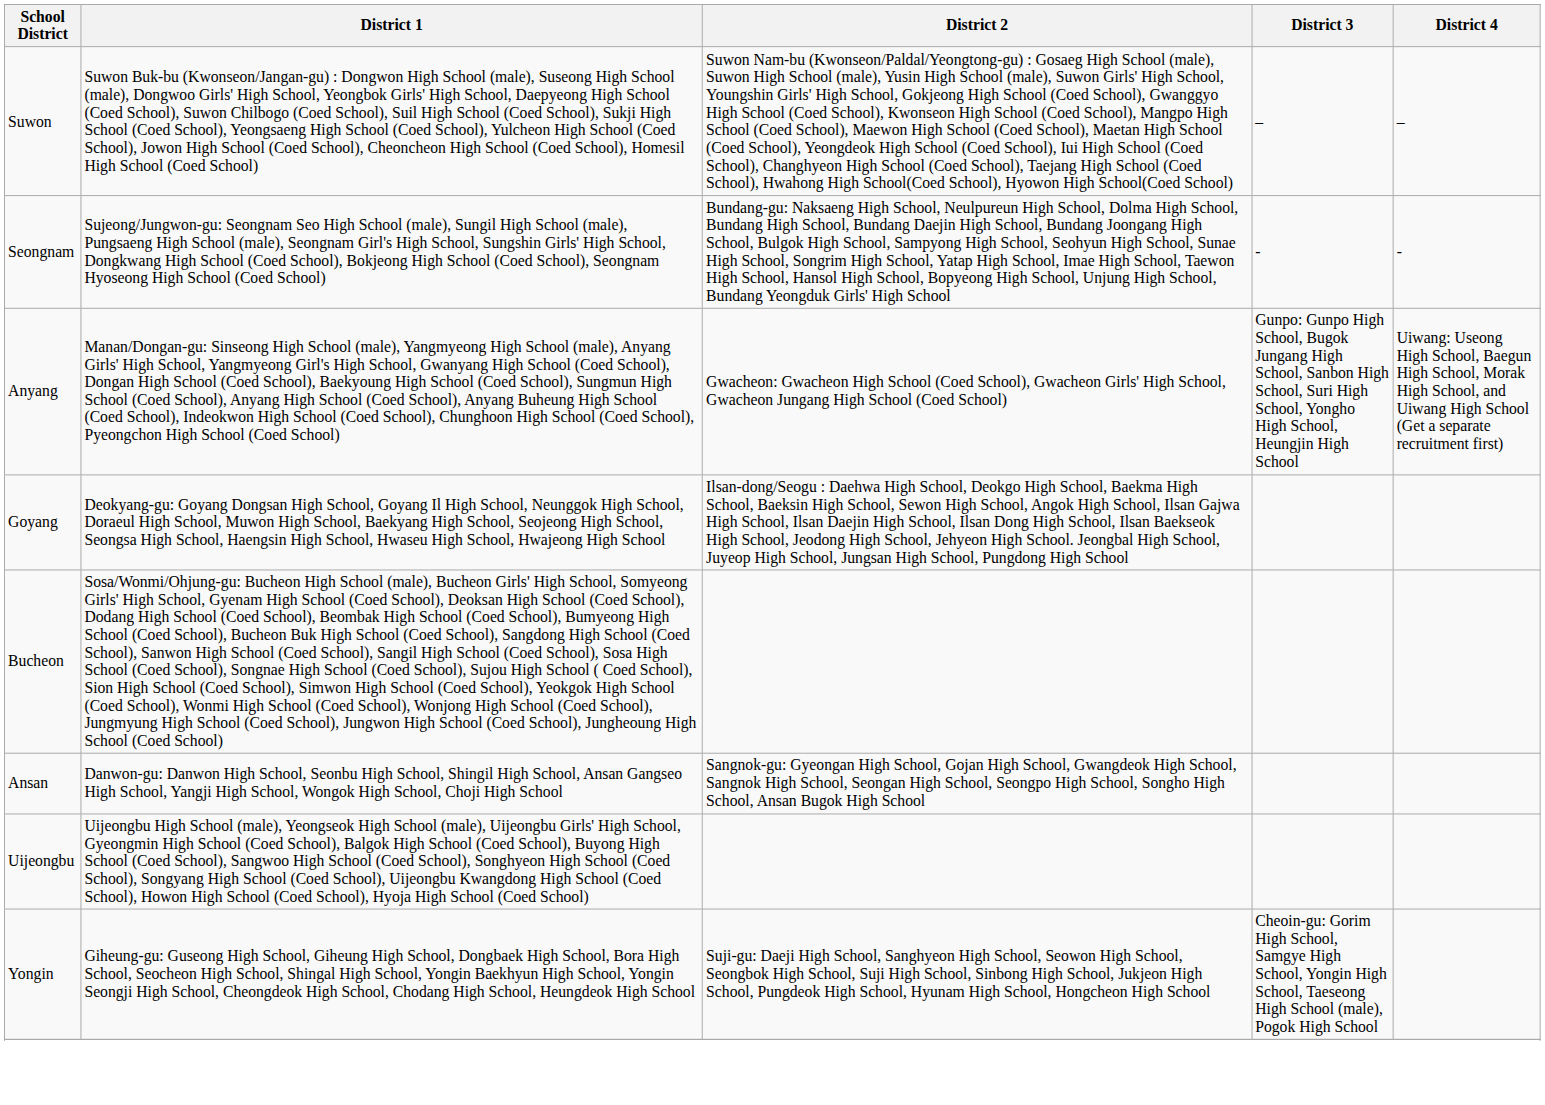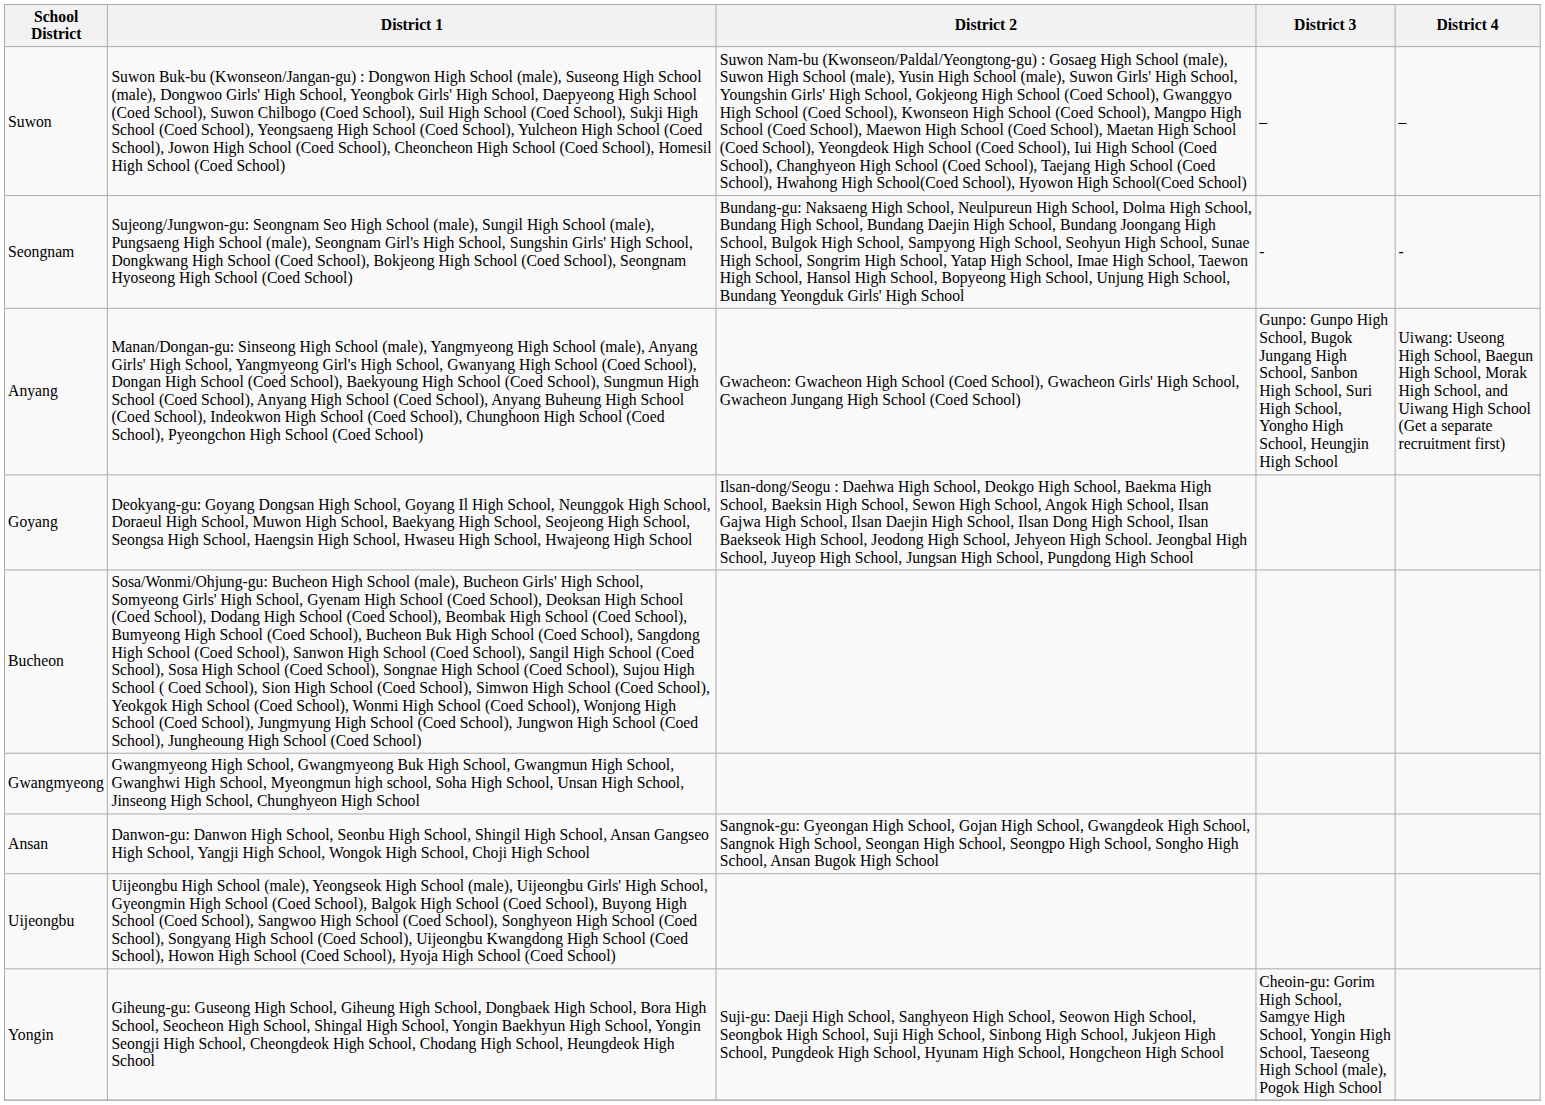+ row: (56, 783)
